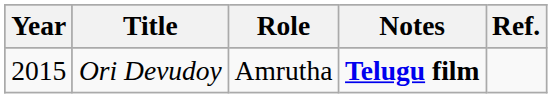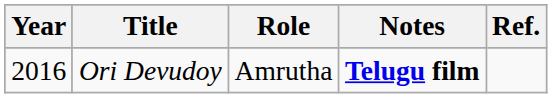(39, 69) 2015 -> (39, 69) 2016
